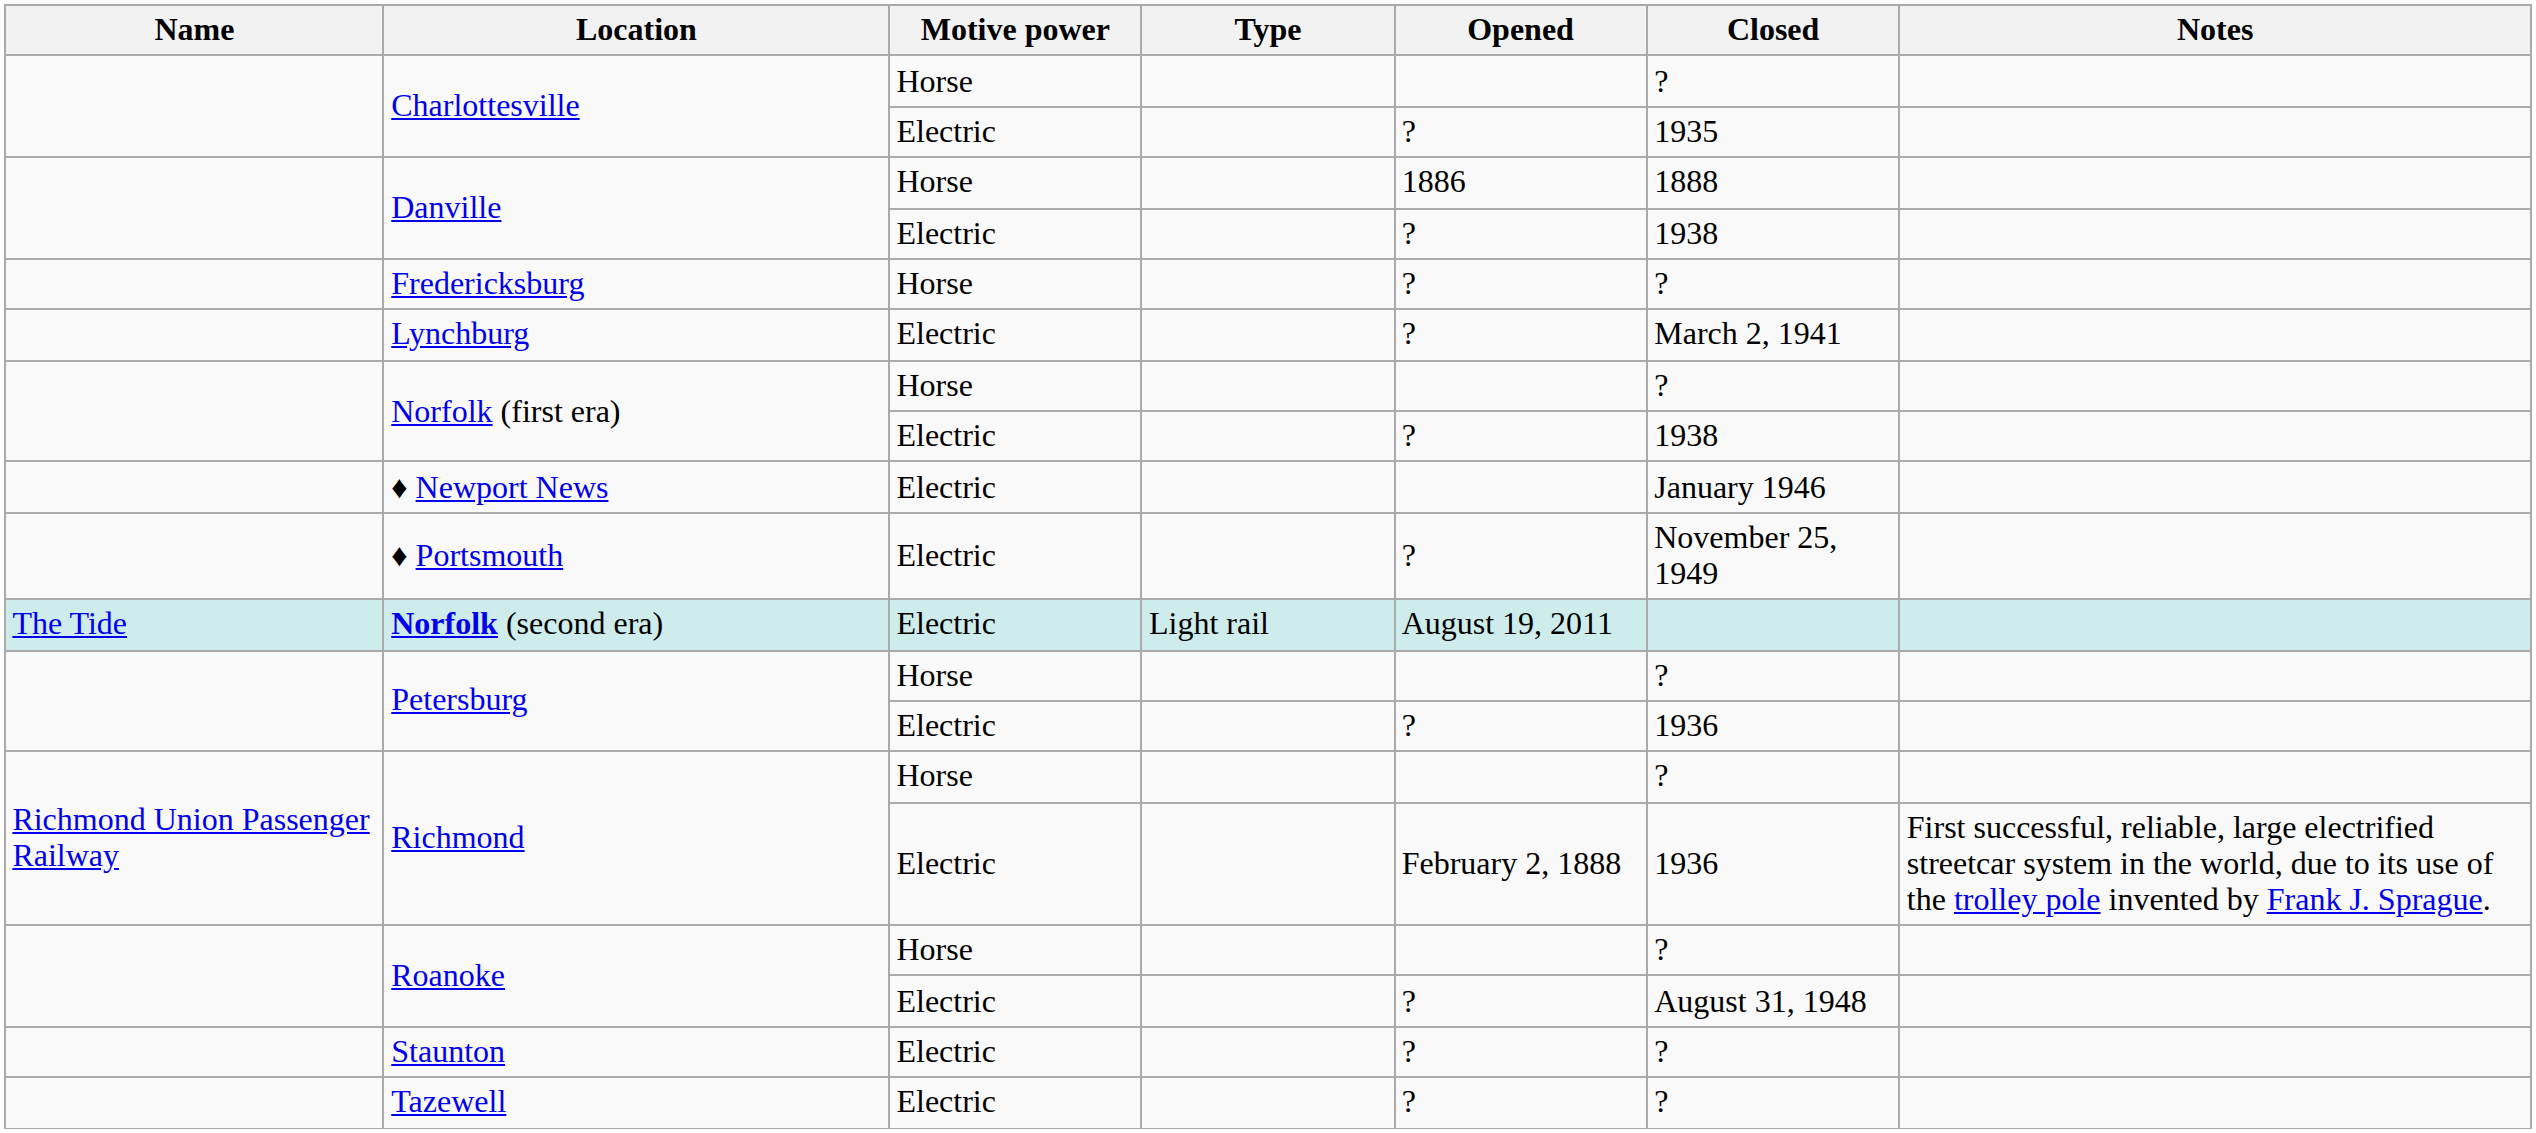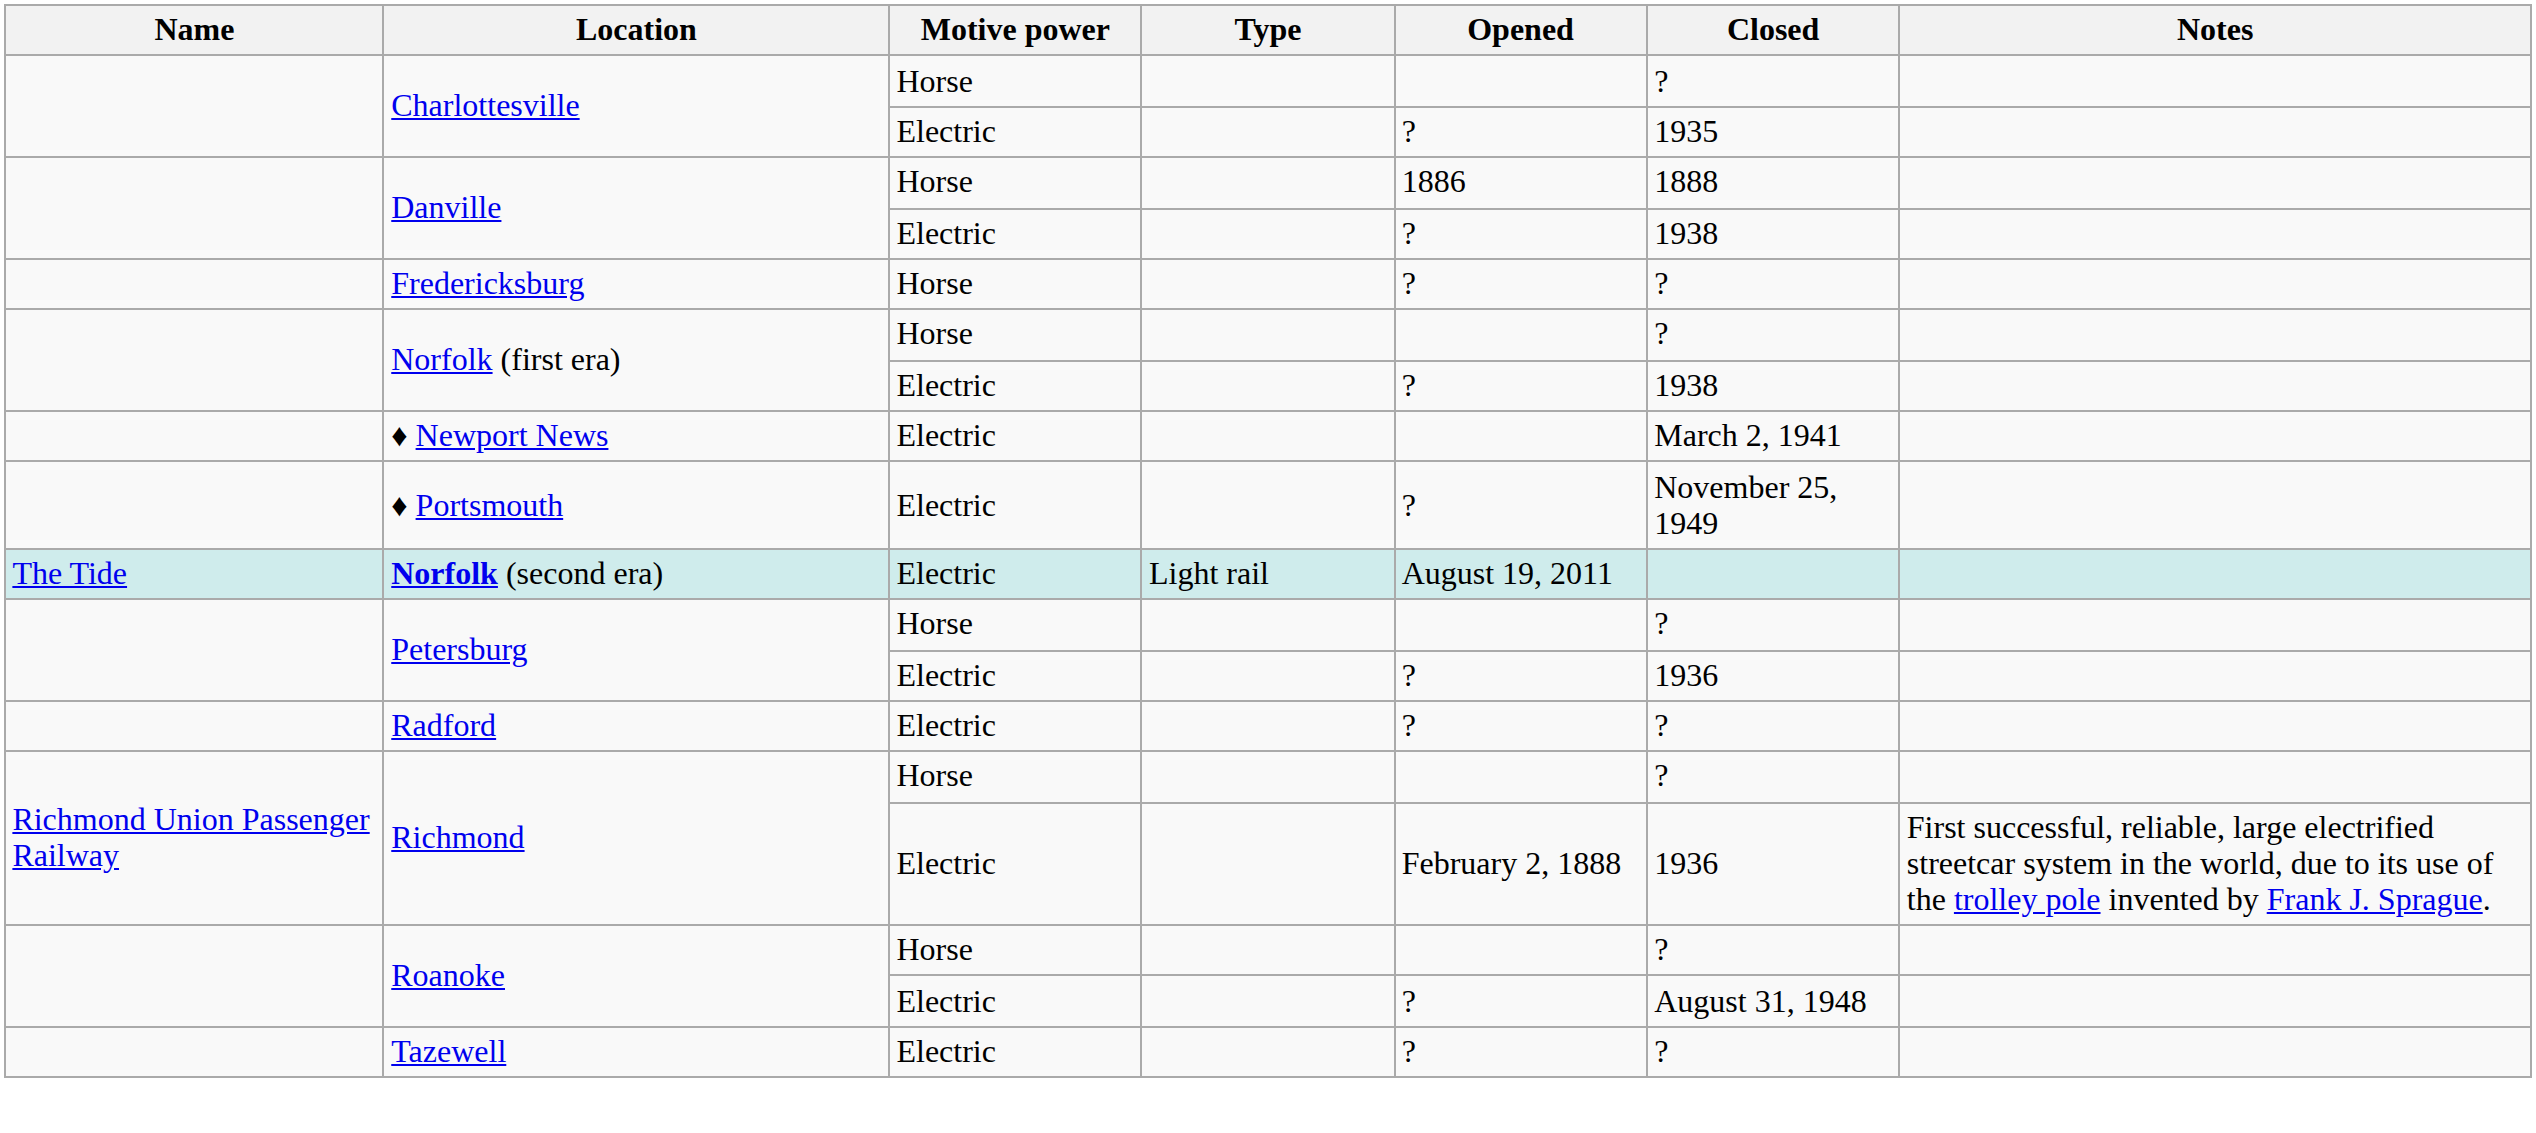- row: (460, 334)
(1740, 486) January 1946 -> (1748, 435) March 2, 1941
+ row: (444, 725)
- row: (448, 1051)
